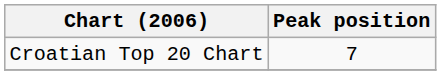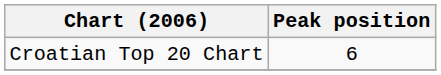(352, 54) 7 -> (352, 54) 6
